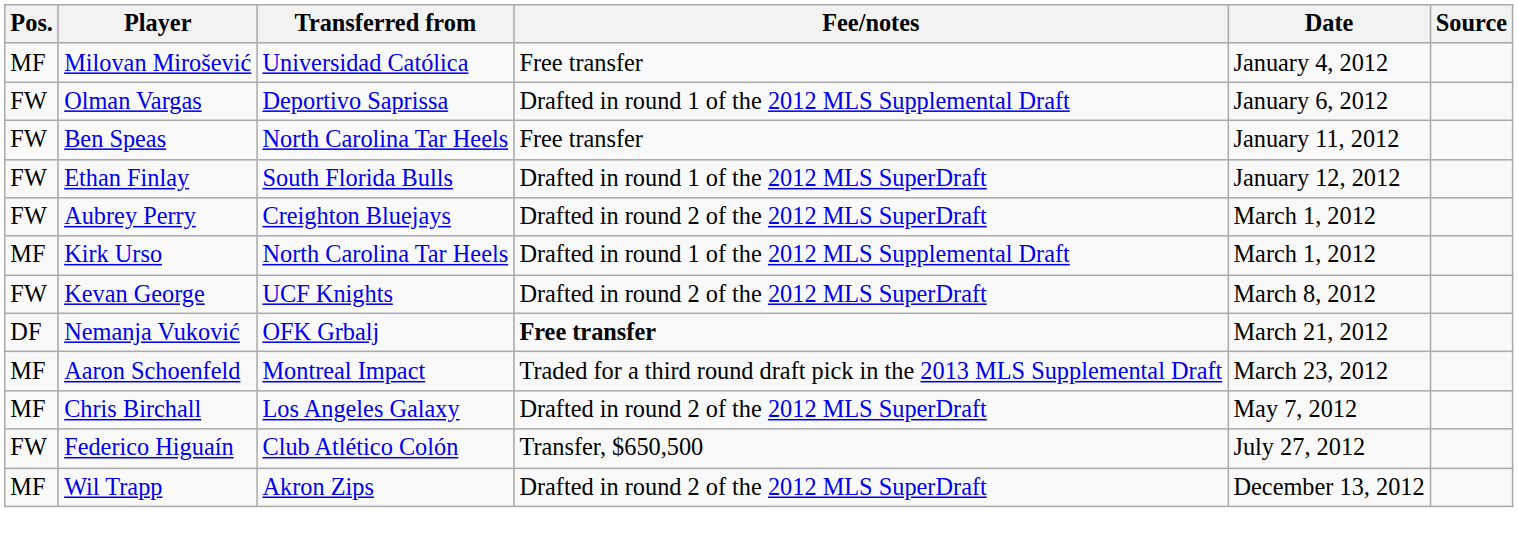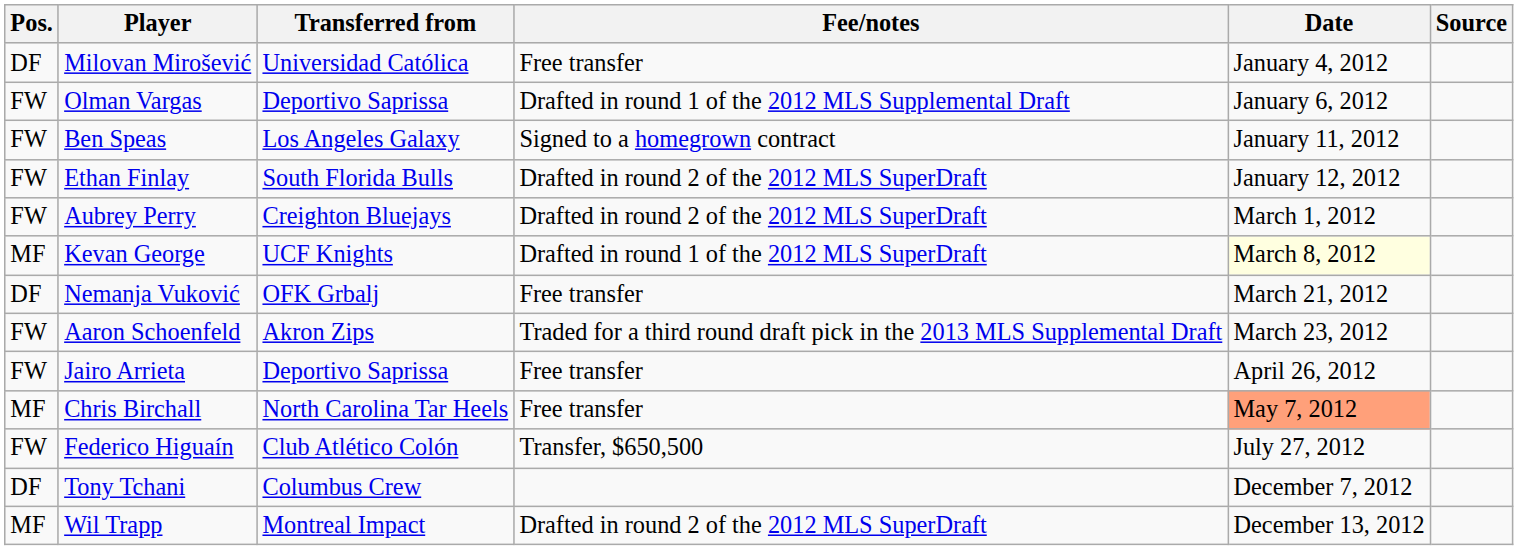(28, 62) MF -> (26, 62) DF
(385, 139) North Carolina Tar Heels -> (361, 139) Los Angeles Galaxy
(581, 139) Free transfer -> (677, 139) Signed to a homegrown contract
(753, 178) Drafted in round 1 of the 2012 MLS SuperDraft -> (753, 178) Drafted in round 2 of the 2012 MLS SuperDraft
- row: (113, 255)
(29, 293) FW -> (28, 255) MF
(753, 293) Drafted in round 2 of the 2012 MLS SuperDraft -> (753, 255) Drafted in round 1 of the 2012 MLS SuperDraft
(1305, 293) no background -> (1305, 255) lightyellow background
(588, 332) bold -> (581, 293) normal
(28, 370) MF -> (29, 332) FW
(344, 370) Montreal Impact -> (318, 332) Akron Zips
+ row: (125, 370)
(361, 409) Los Angeles Galaxy -> (385, 409) North Carolina Tar Heels
(753, 409) Drafted in round 2 of the 2012 MLS SuperDraft -> (581, 409) Free transfer
(1295, 409) no background -> (1295, 409) lightsalmon background
+ row: (125, 486)
(318, 486) Akron Zips -> (344, 525) Montreal Impact
